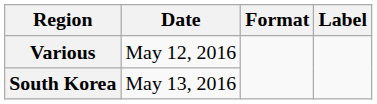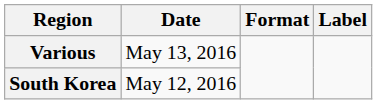(181, 51) May 12, 2016 -> (181, 51) May 13, 2016
(181, 83) May 13, 2016 -> (181, 83) May 12, 2016
